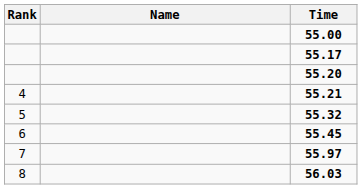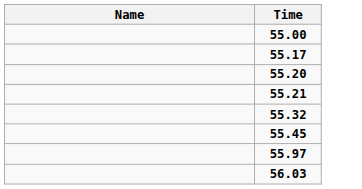- column: (22, 14)
